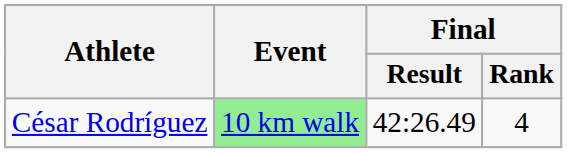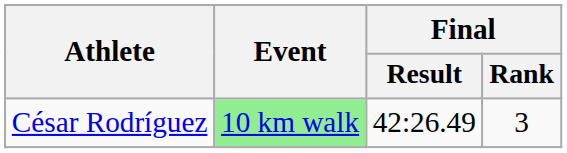(522, 122) 4 -> (522, 122) 3
